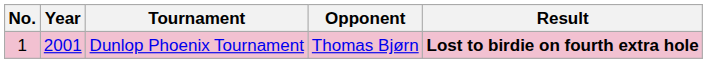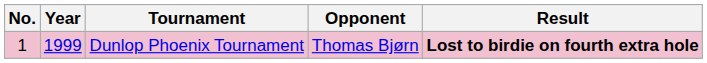(63, 45) 2001 -> (63, 45) 1999
